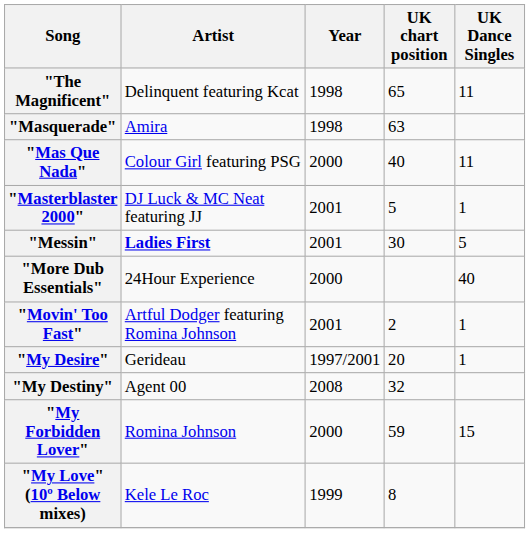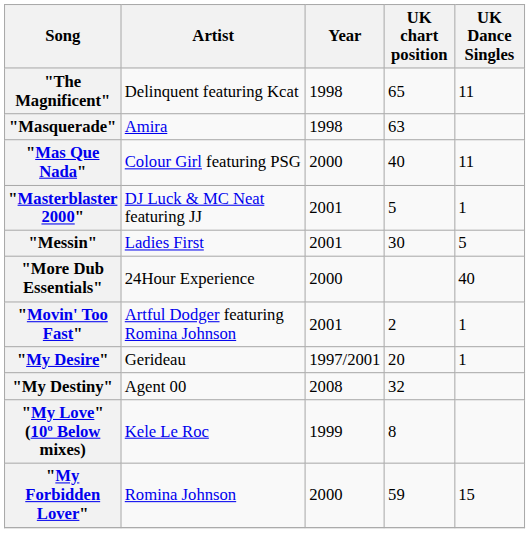(168, 243) bold -> (164, 243) normal
rows swapped: (63, 431) <-> (63, 495)
